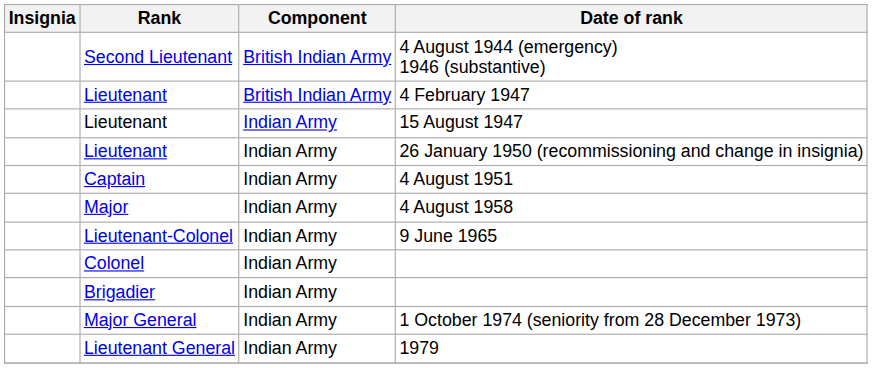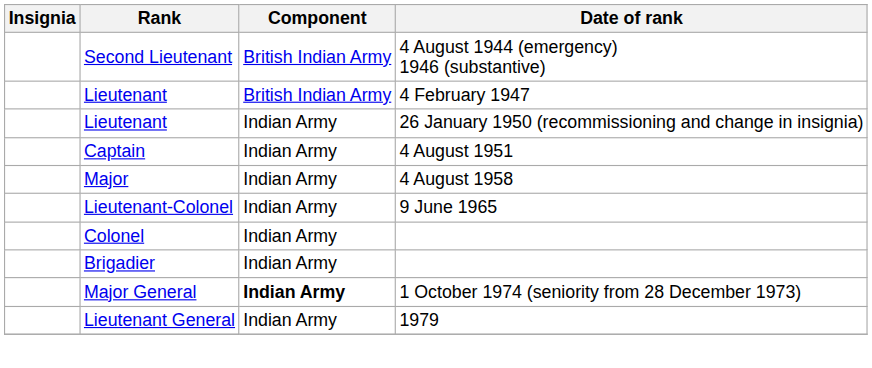- row: (125, 123)
(290, 320) normal -> (294, 292) bold
